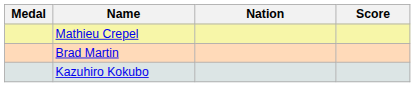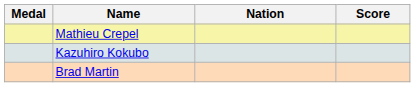rows swapped: (102, 72) <-> (87, 53)
